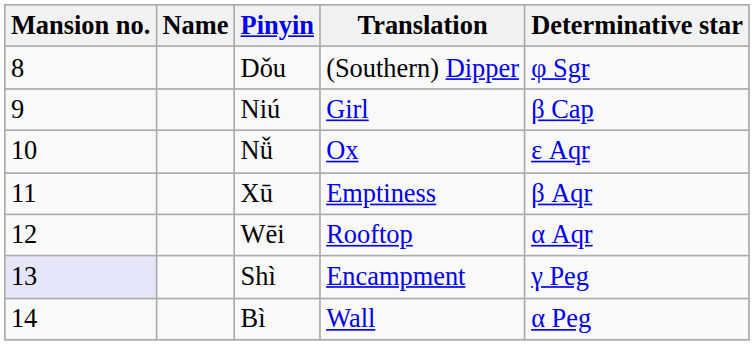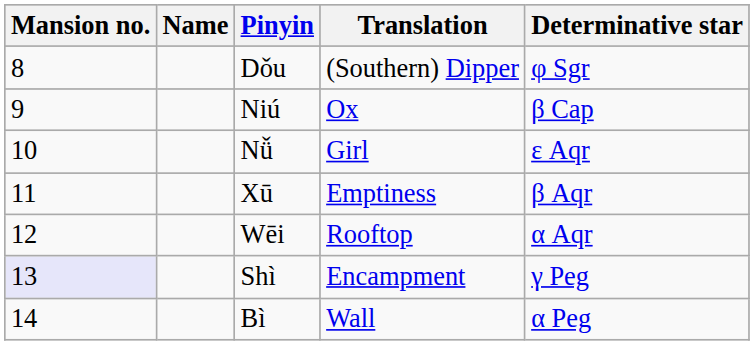(347, 109) Girl -> (342, 109) Ox
(342, 151) Ox -> (347, 151) Girl
